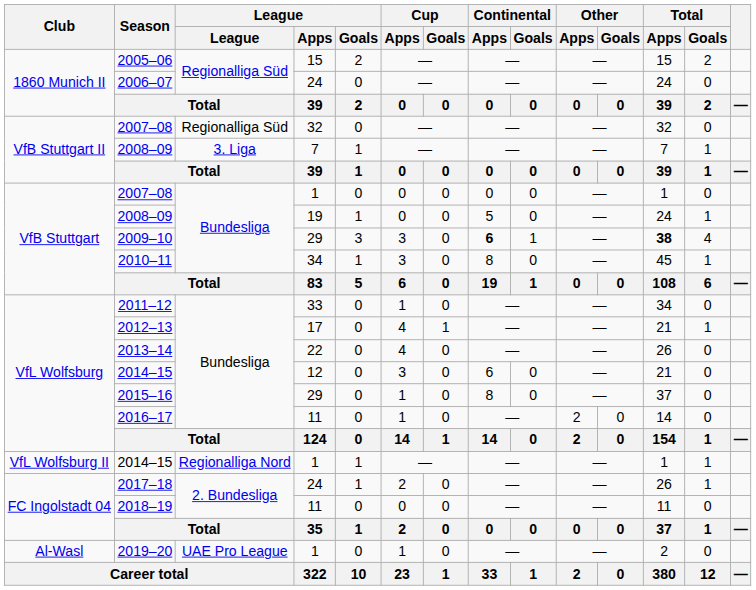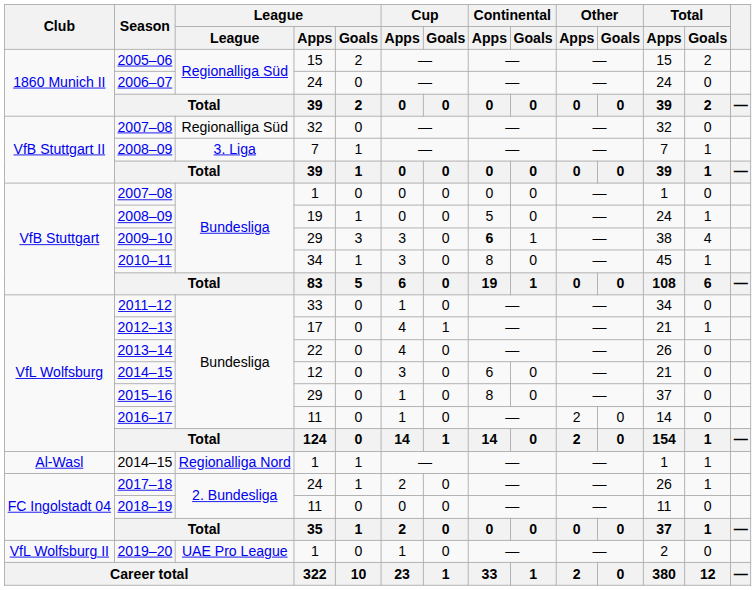(664, 238) bold -> (664, 238) normal
(59, 462) VfL Wolfsburg II -> (59, 462) Al-Wasl
(59, 551) Al-Wasl -> (59, 551) VfL Wolfsburg II
